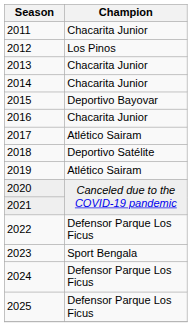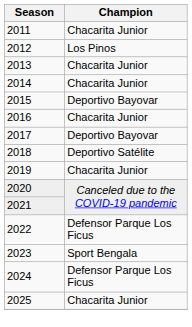(104, 135) Atlético Sairam -> (113, 135) Deportivo Bayovar
(104, 170) Atlético Sairam -> (107, 170) Chacarita Junior
(119, 306) Defensor Parque Los Ficus -> (107, 300) Chacarita Junior
